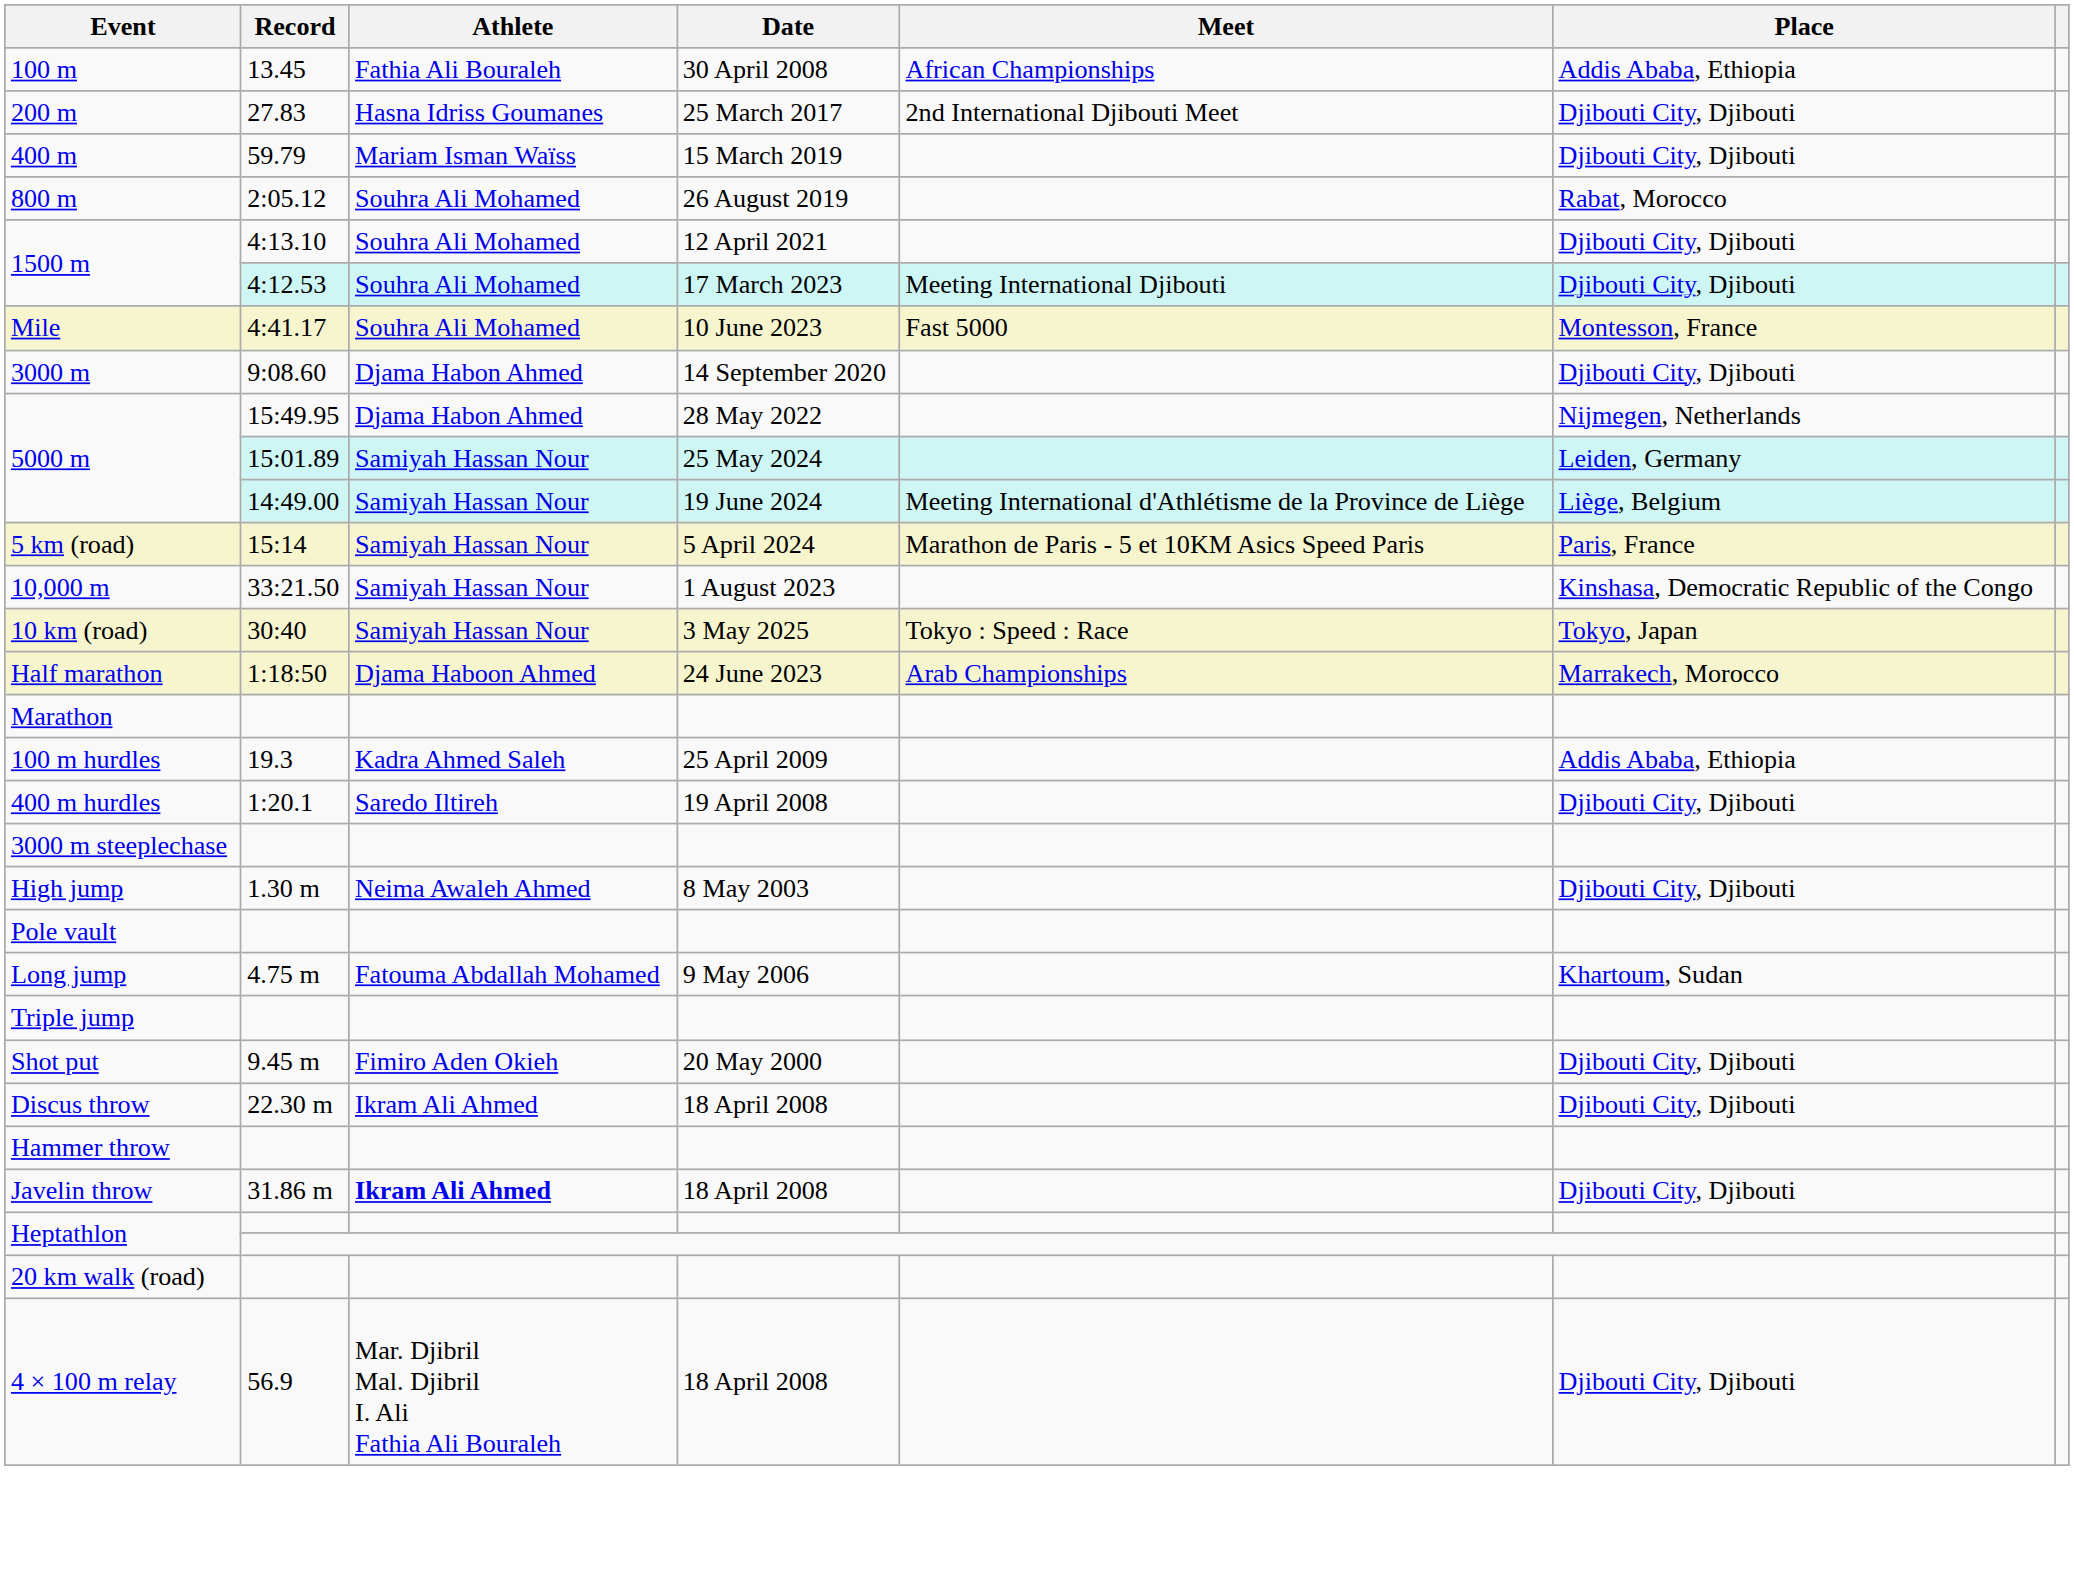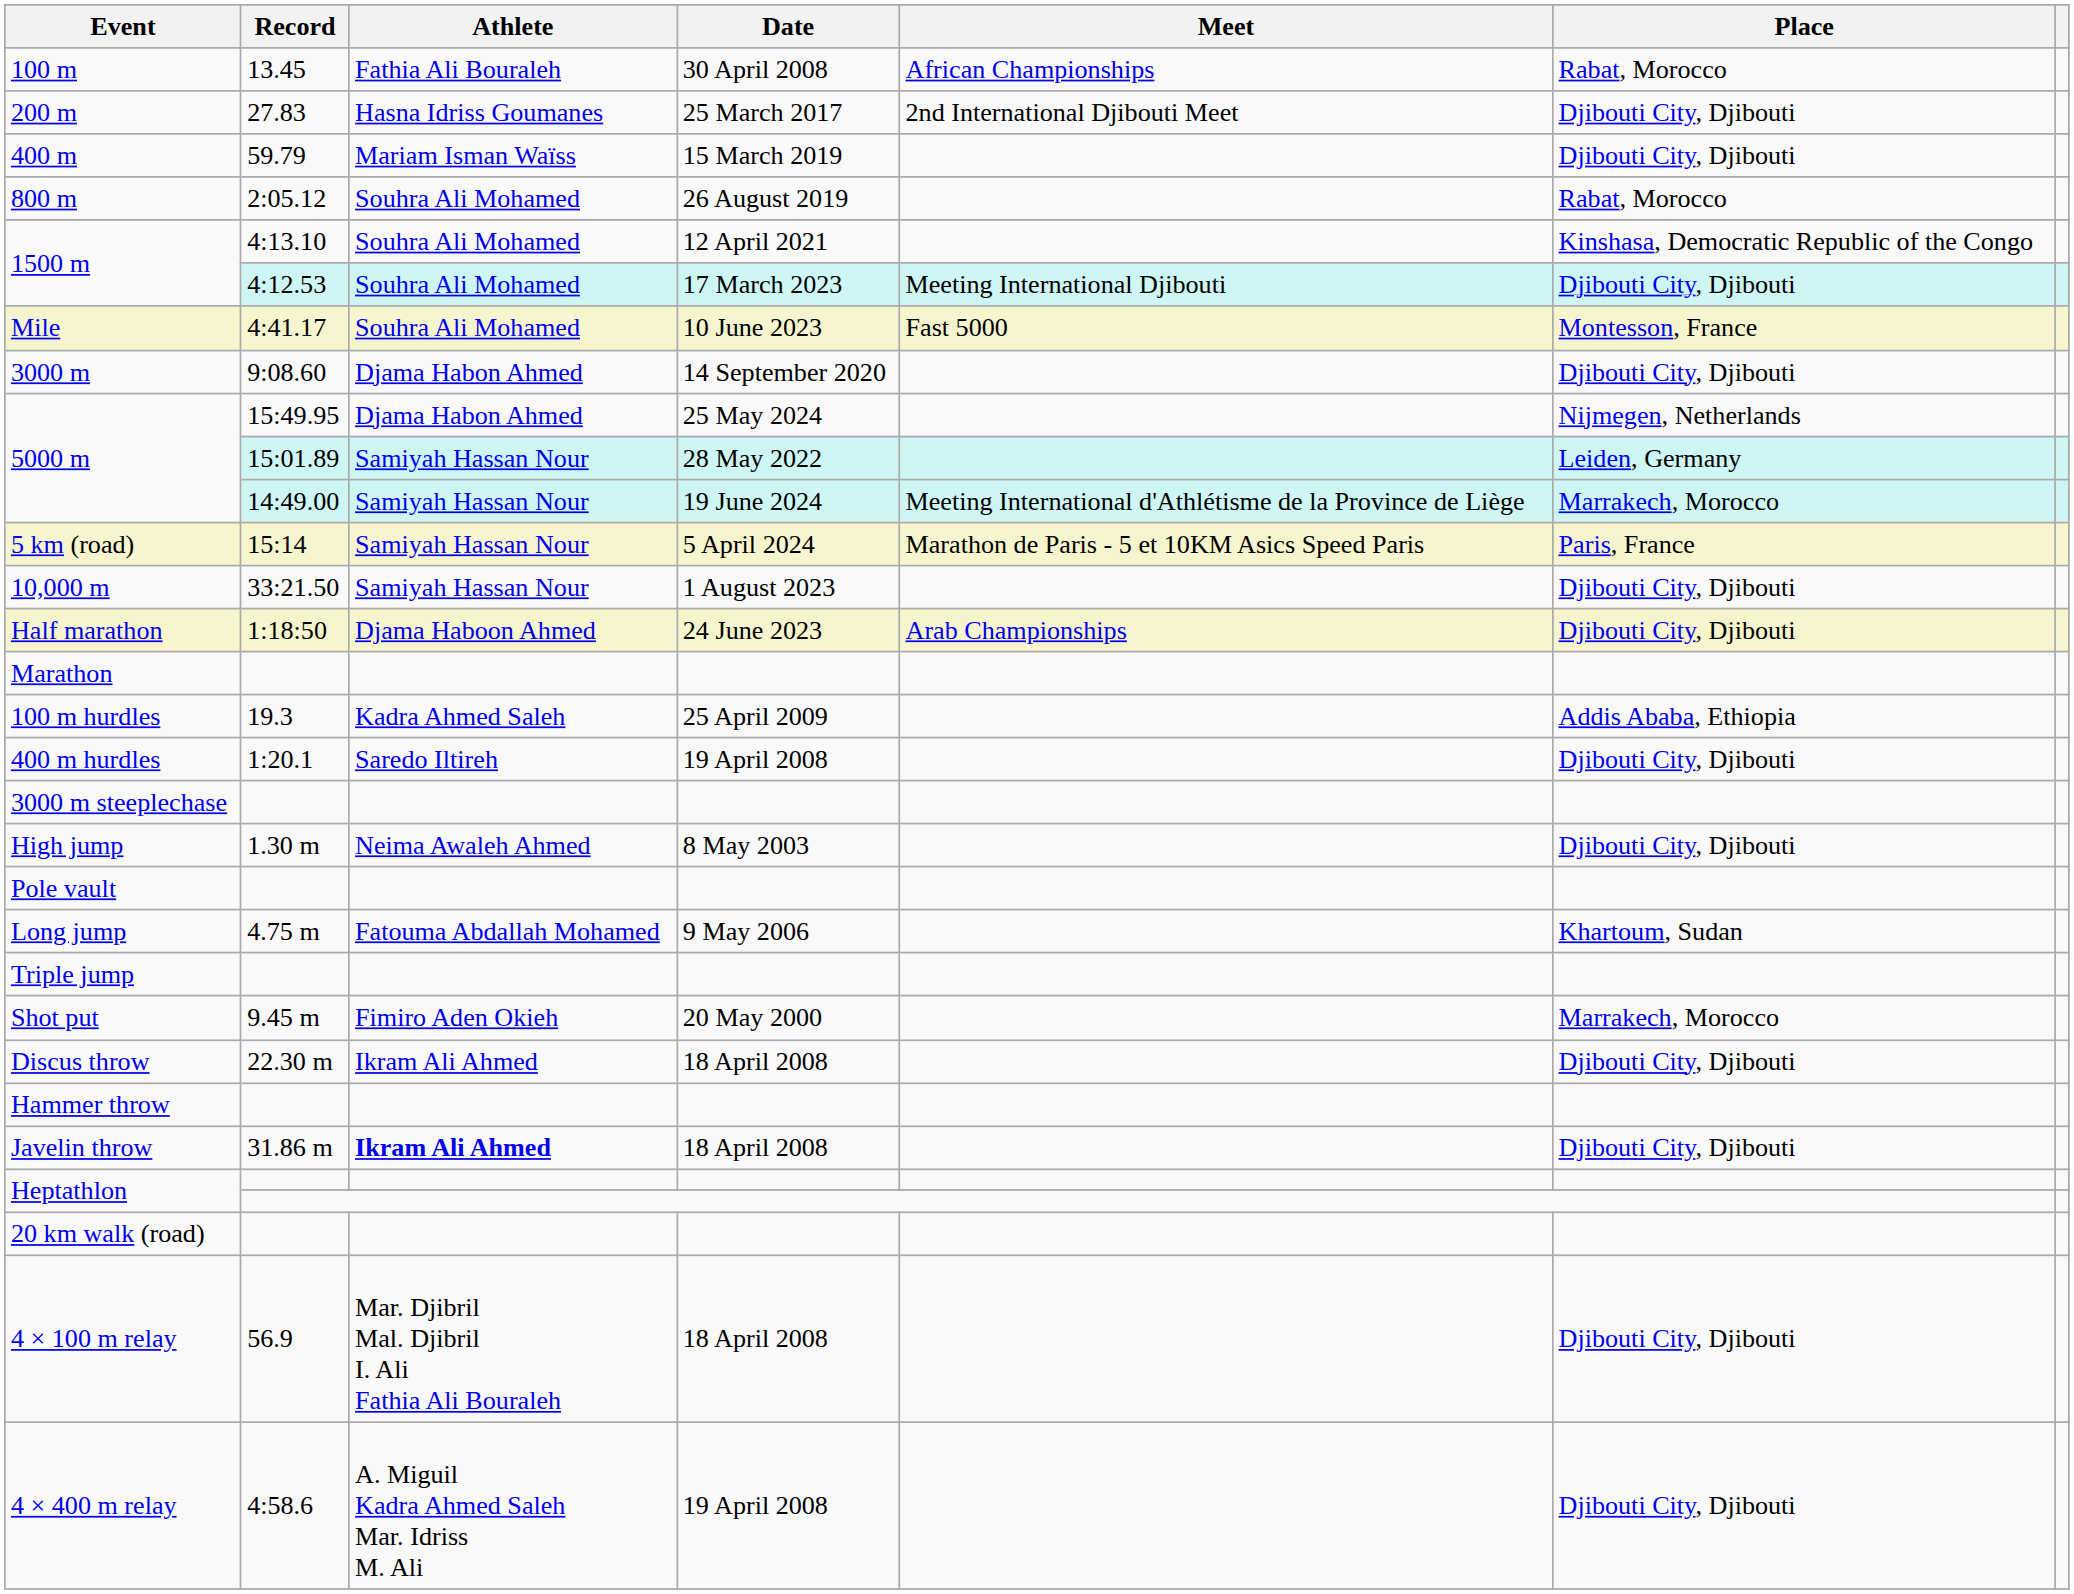(1677, 69) Addis Ababa, Ethiopia -> (1643, 69) Rabat, Morocco
(1677, 241) Djibouti City, Djibouti -> (1796, 241) Kinshasa, Democratic Republic of the Congo
(752, 414) 28 May 2022 -> (752, 414) 25 May 2024
(752, 457) 25 May 2024 -> (752, 457) 28 May 2022
(1640, 500) Liège, Belgium -> (1669, 500) Marrakech, Morocco
(1796, 586) Kinshasa, Democratic Republic of the Congo -> (1677, 586) Djibouti City, Djibouti
- row: (79, 629)
(1669, 672) Marrakech, Morocco -> (1677, 629) Djibouti City, Djibouti
(1677, 1060) Djibouti City, Djibouti -> (1669, 1017) Marrakech, Morocco
+ row: (94, 1505)
